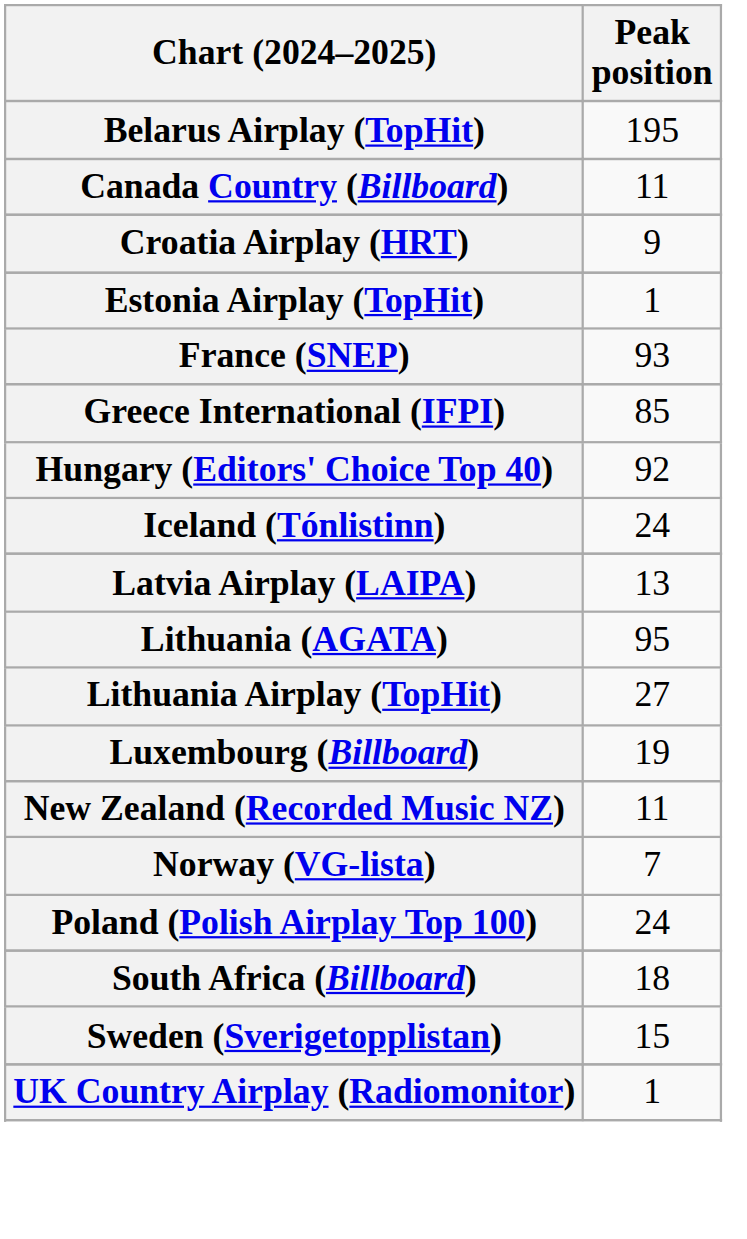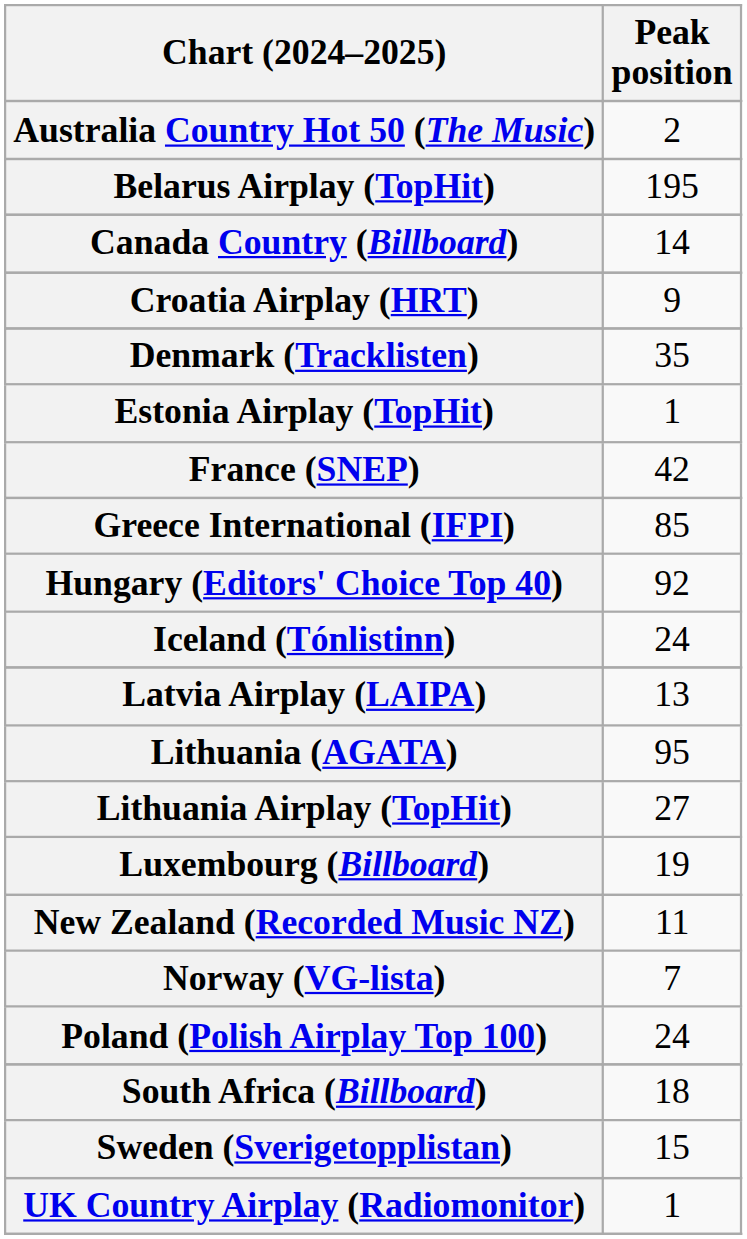+ row: (304, 129)
(652, 186) 11 -> (672, 242) 14
+ row: (304, 355)
(652, 355) 93 -> (672, 469) 42
